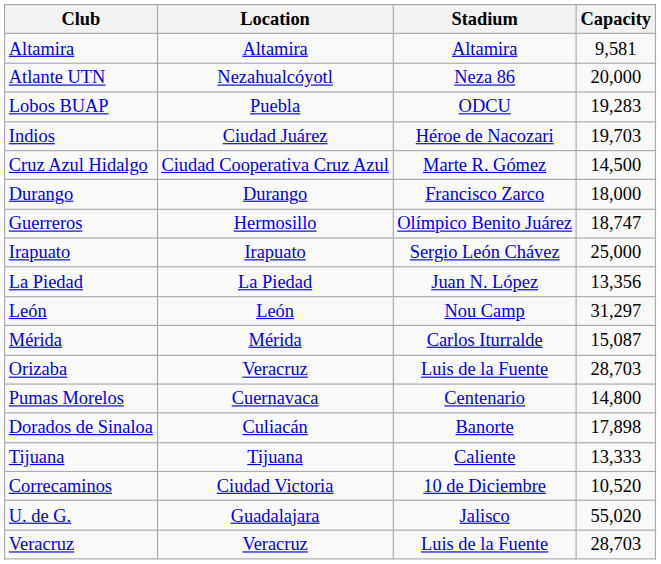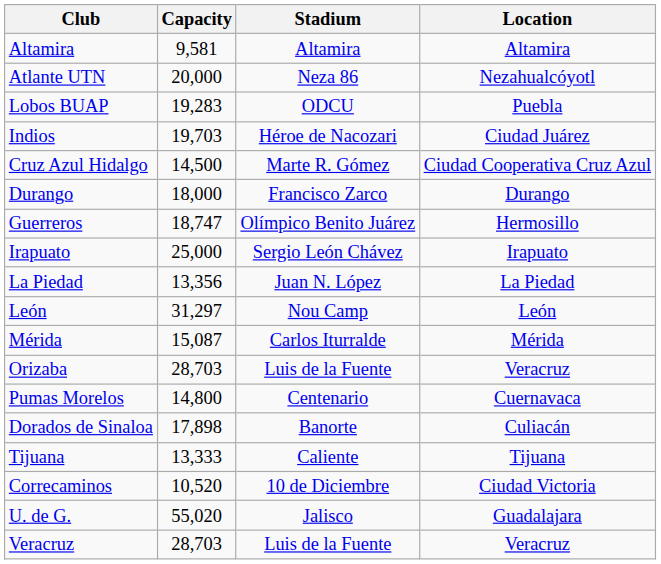columns swapped: (275, 19) <-> (616, 19)
